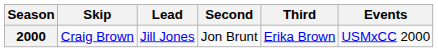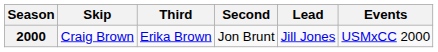columns swapped: (300, 15) <-> (167, 15)
